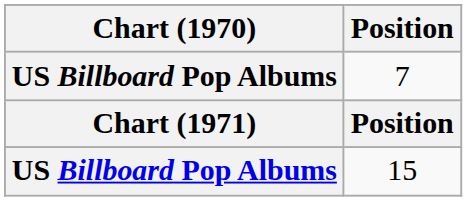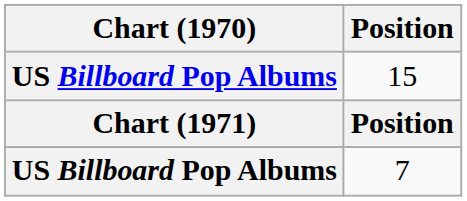rows swapped: (402, 170) <-> (402, 75)
